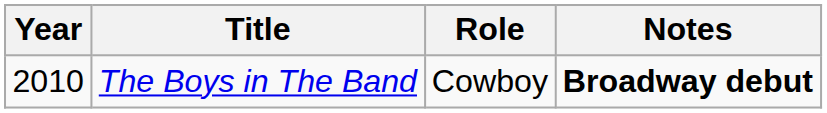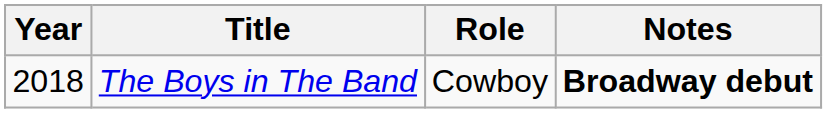(48, 81) 2010 -> (48, 81) 2018
